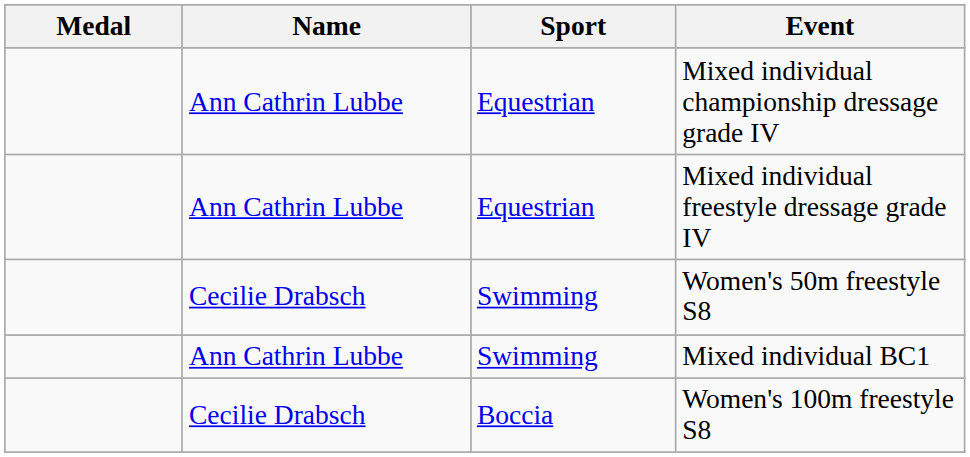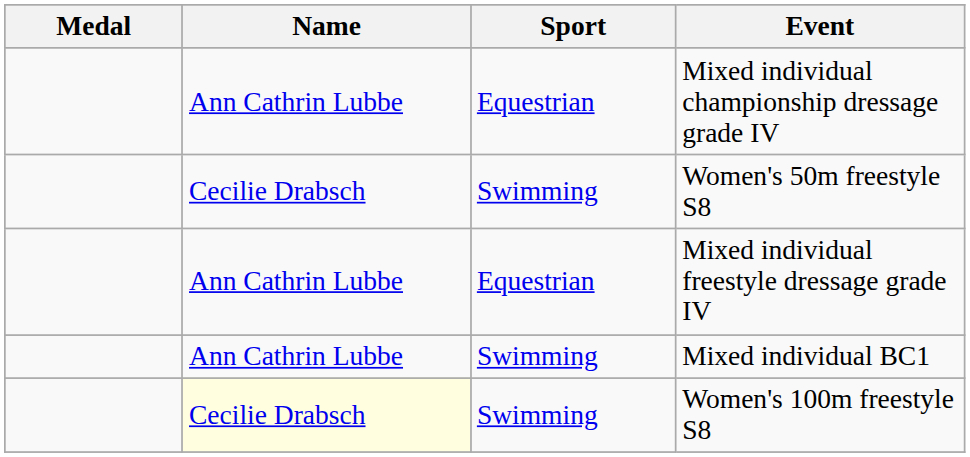rows swapped: (814, 206) <-> (811, 296)
(277, 414) no background -> (277, 414) lightyellow background
(515, 414) Boccia -> (537, 414) Swimming
